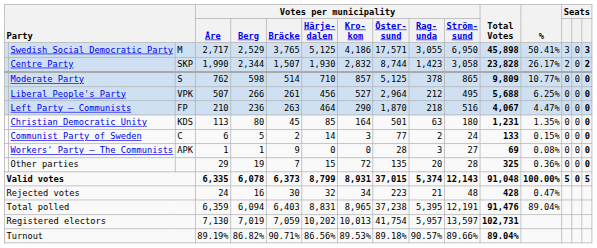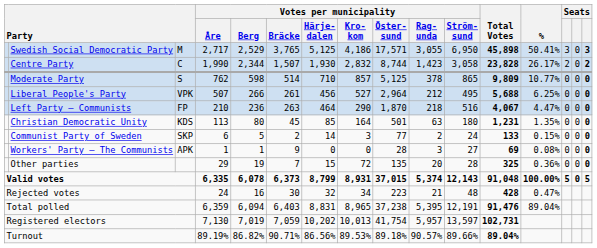(185, 64) SKP -> (180, 64) C
(180, 136) C -> (185, 136) SKP
